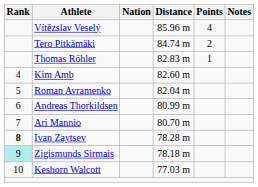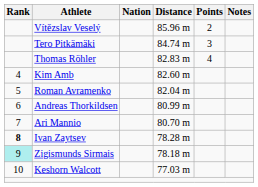(210, 28) 4 -> (210, 28) 2
(210, 43) 2 -> (210, 43) 3
(210, 59) 1 -> (210, 59) 4
